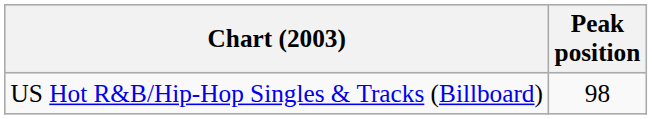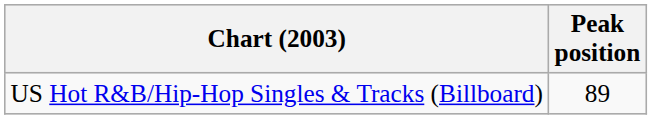(597, 93) 98 -> (597, 93) 89
